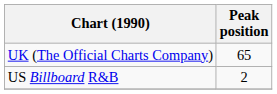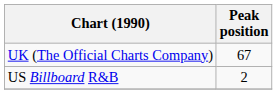(244, 54) 65 -> (244, 54) 67
